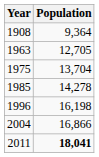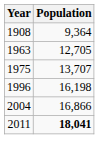(75, 69) 13,704 -> (75, 69) 13,707
- row: (19, 87)
